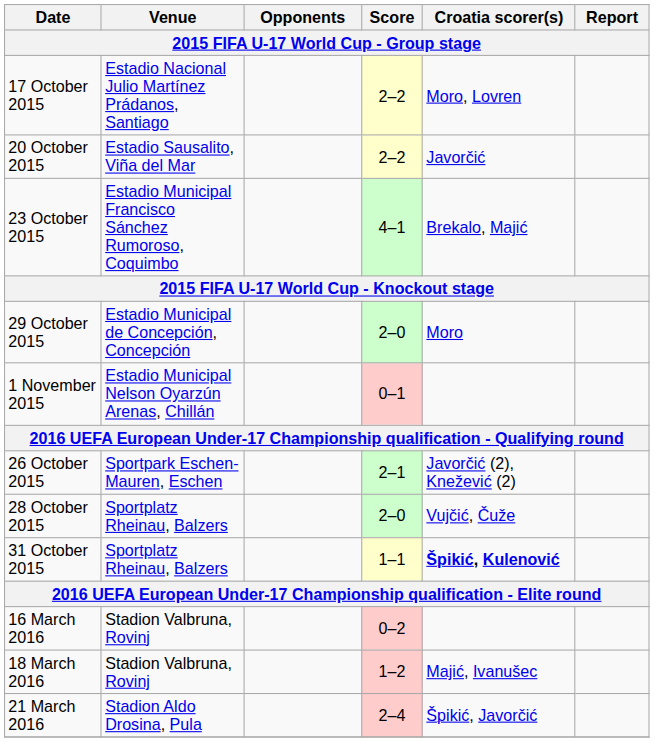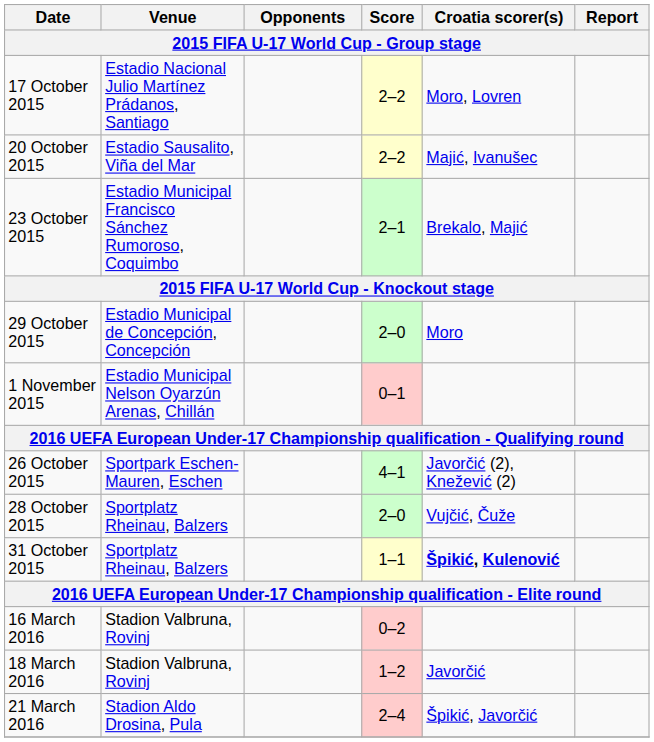(456, 157) Javorčić -> (482, 157) Majić, Ivanušec
(392, 228) 4–1 -> (392, 228) 2–1
(392, 472) 2–1 -> (392, 472) 4–1
(482, 672) Majić, Ivanušec -> (456, 672) Javorčić
